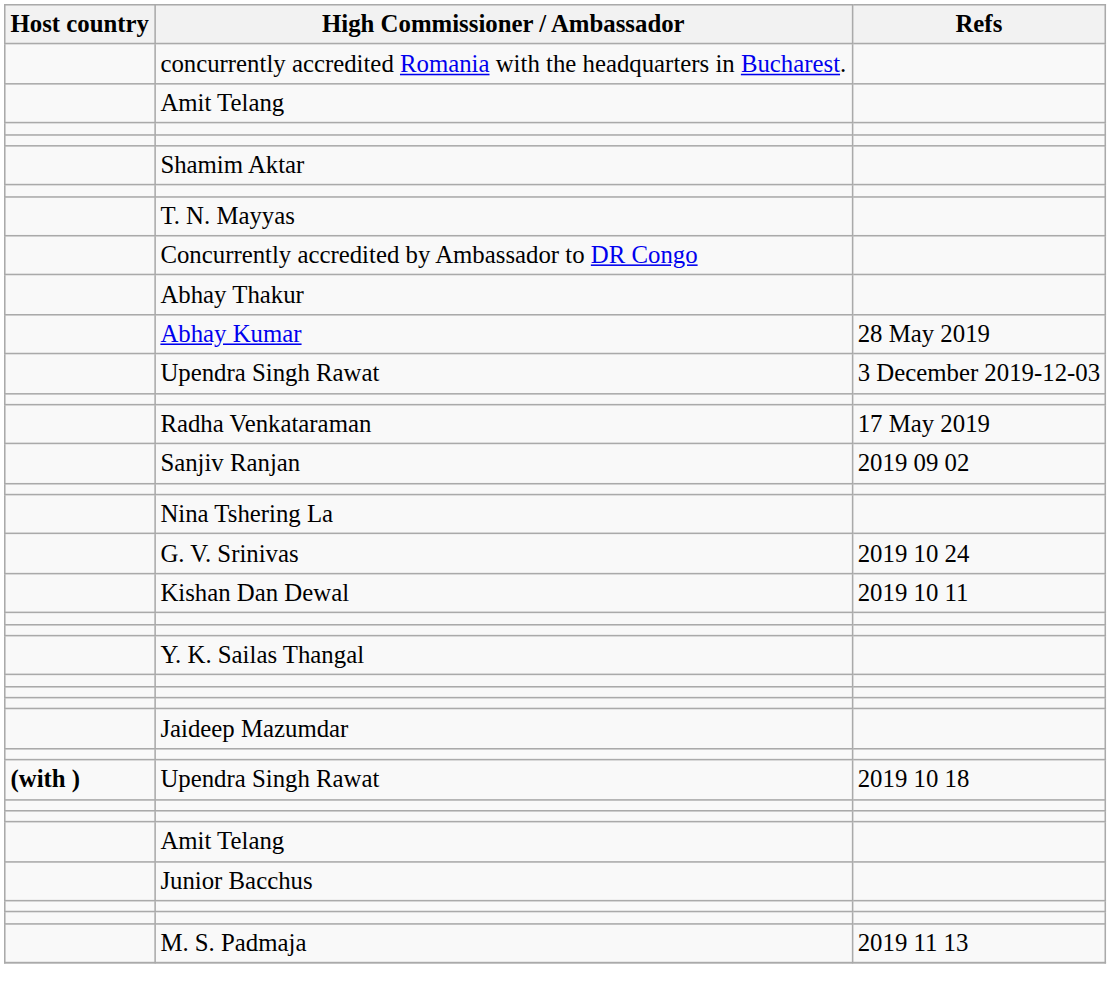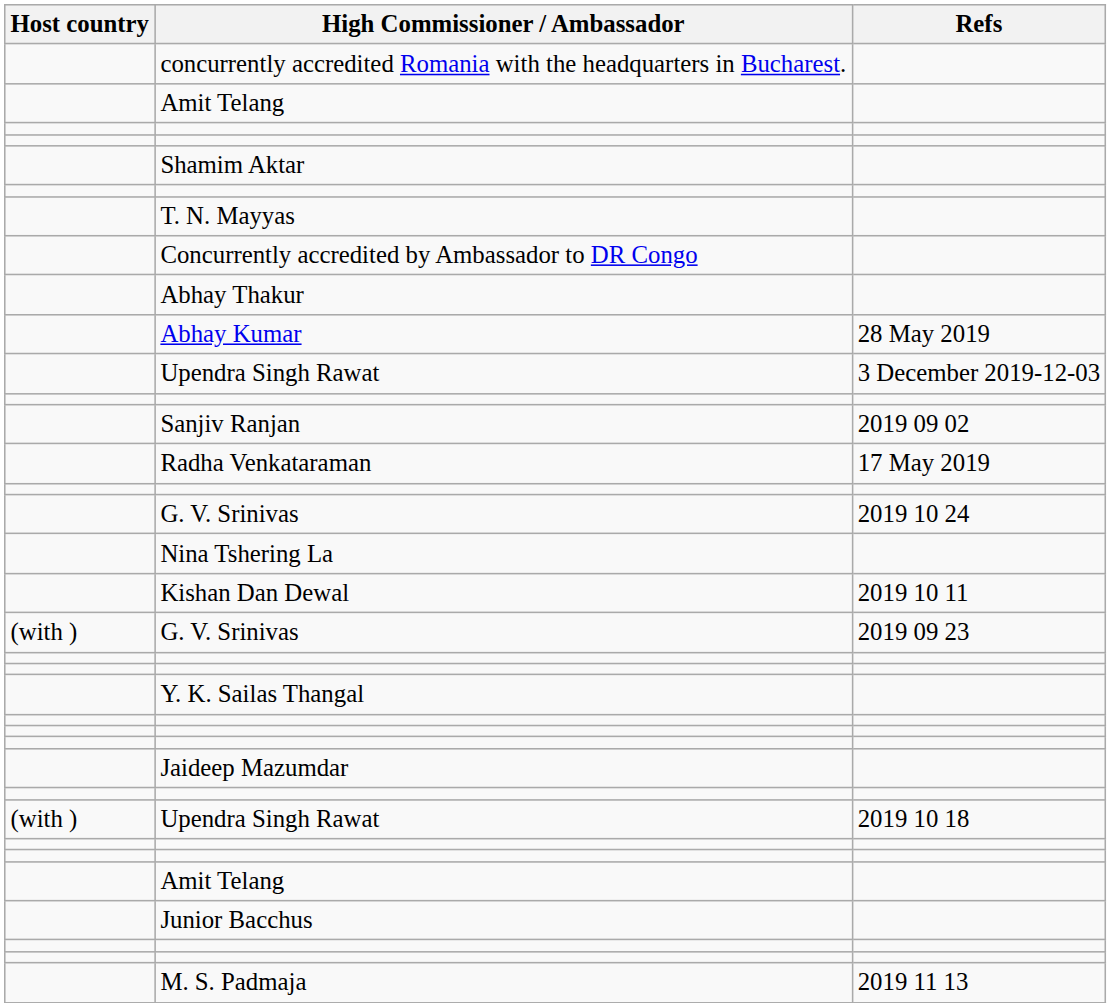rows swapped: (266, 423) <-> (230, 463)
rows swapped: (247, 513) <-> (230, 553)
+ row: (230, 631)
(45, 779) bold -> (44, 818) normal
